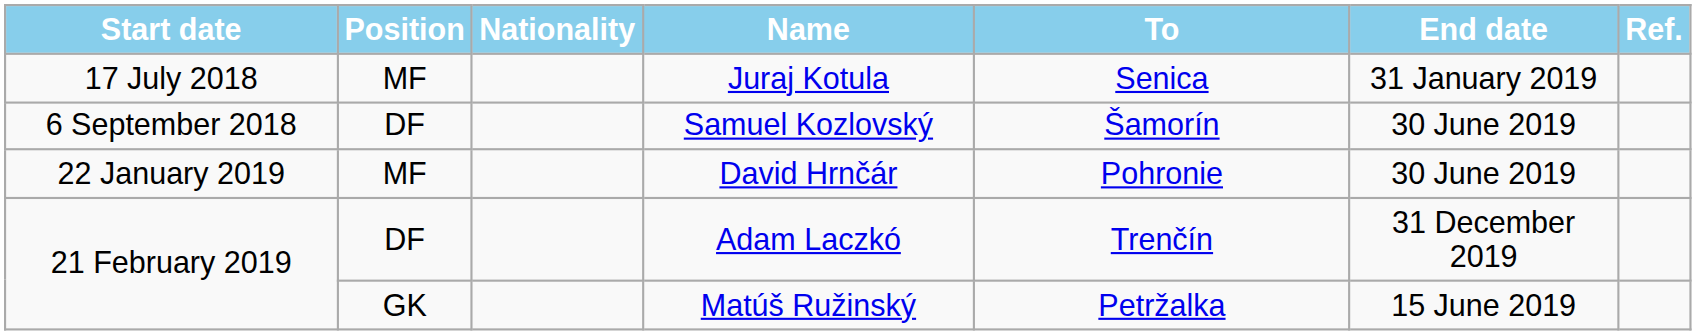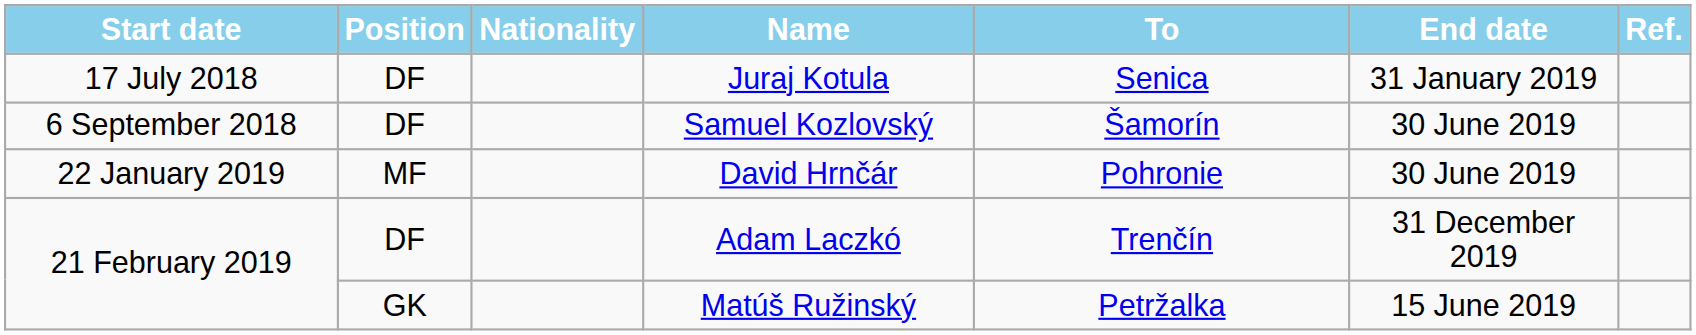(405, 78) MF -> (405, 78) DF
